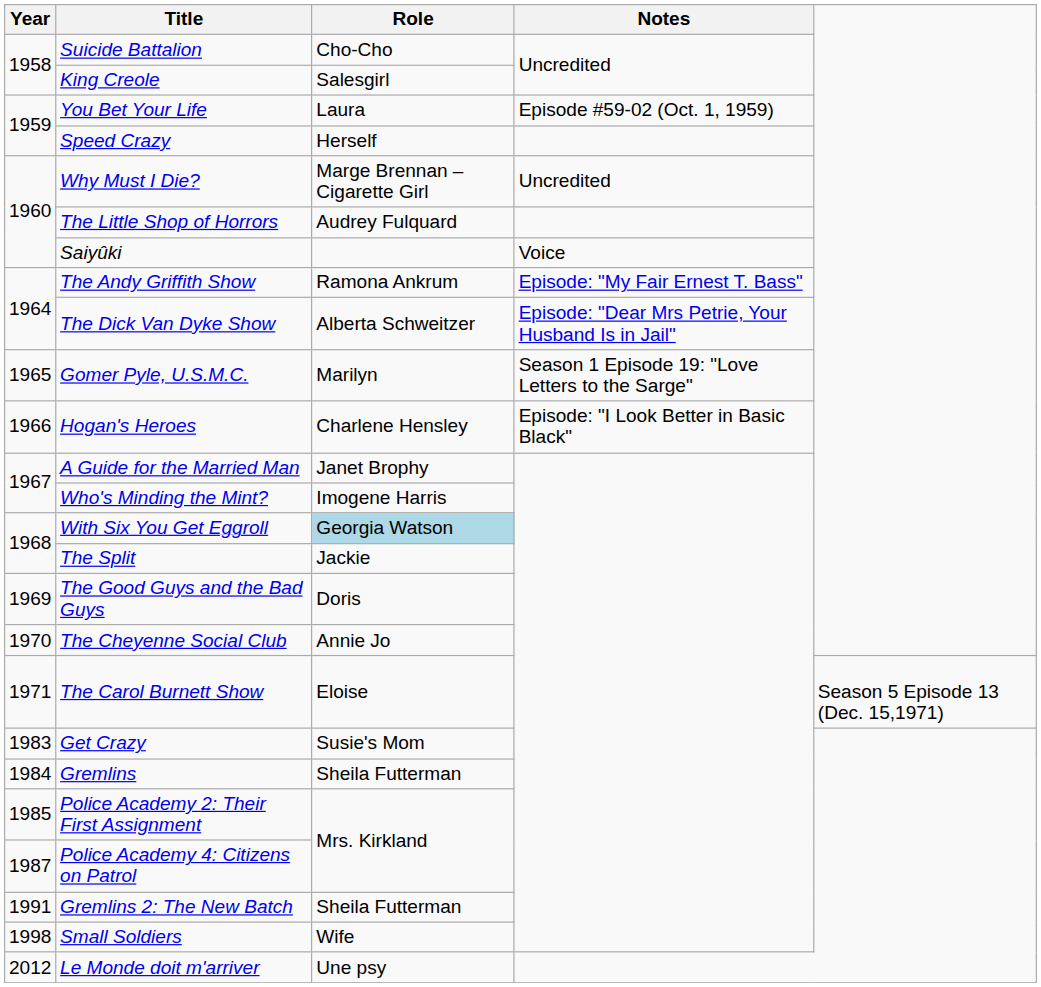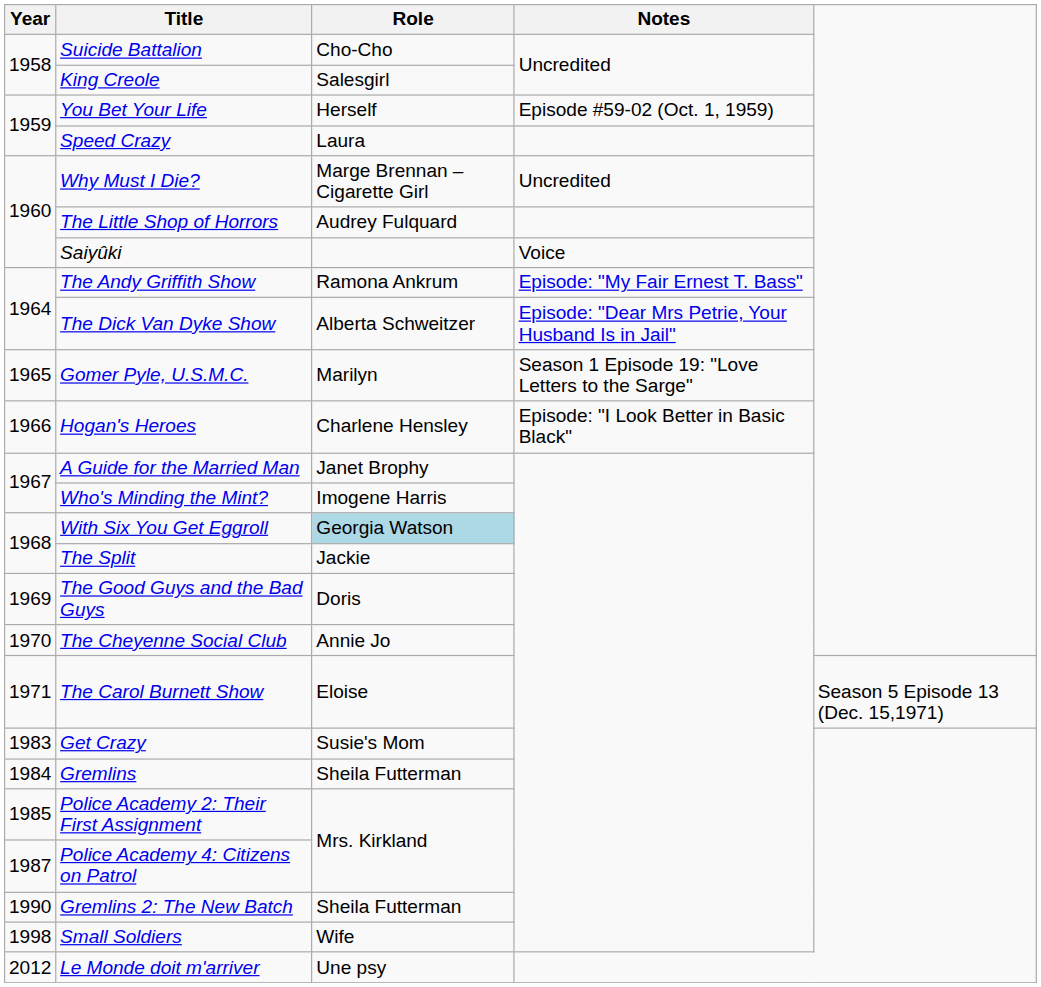(341, 110) Laura -> (346, 110) Herself
(346, 140) Herself -> (341, 140) Laura
(30, 906) 1991 -> (30, 906) 1990
